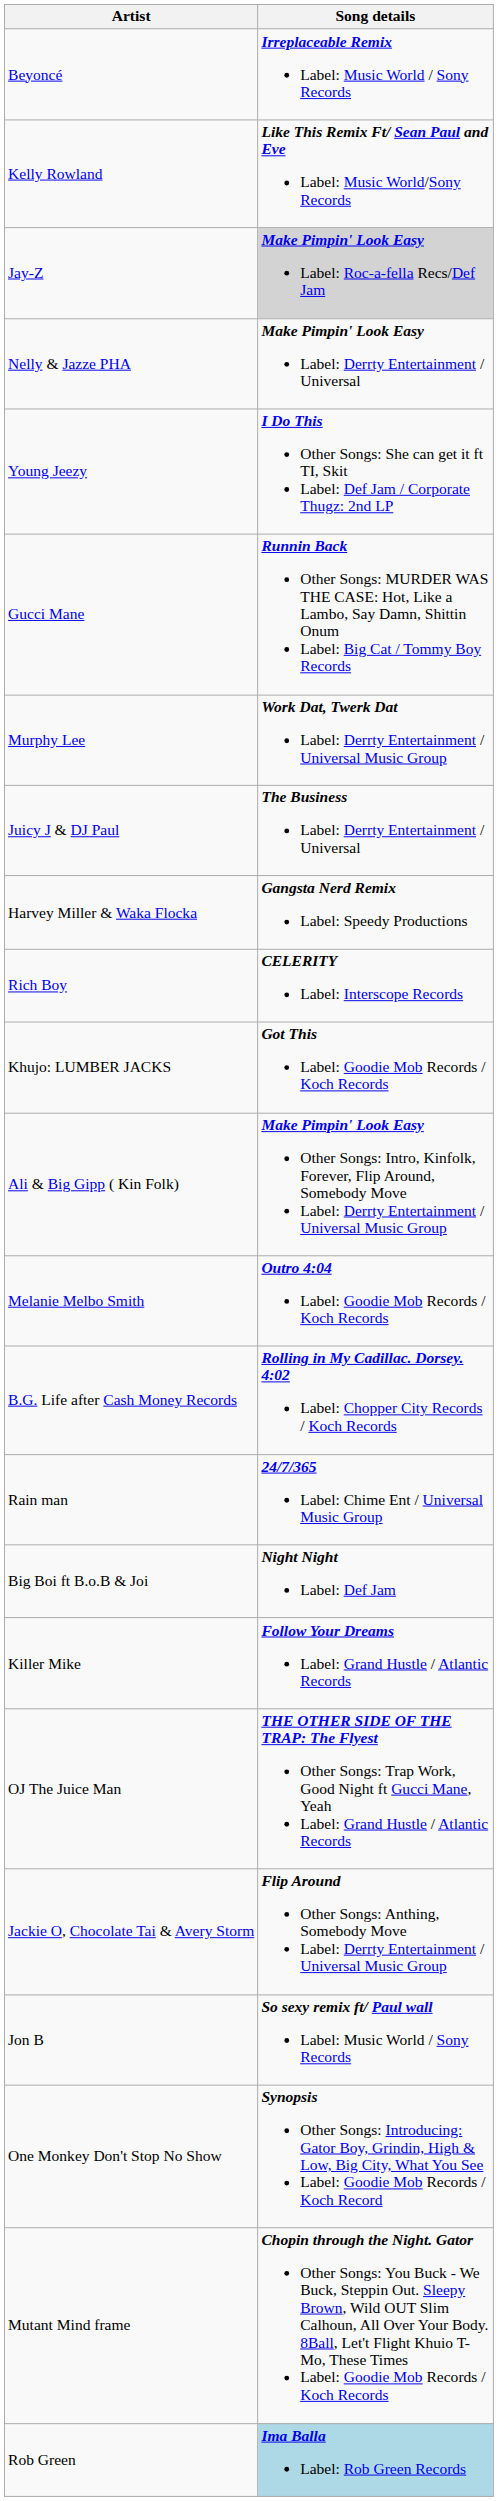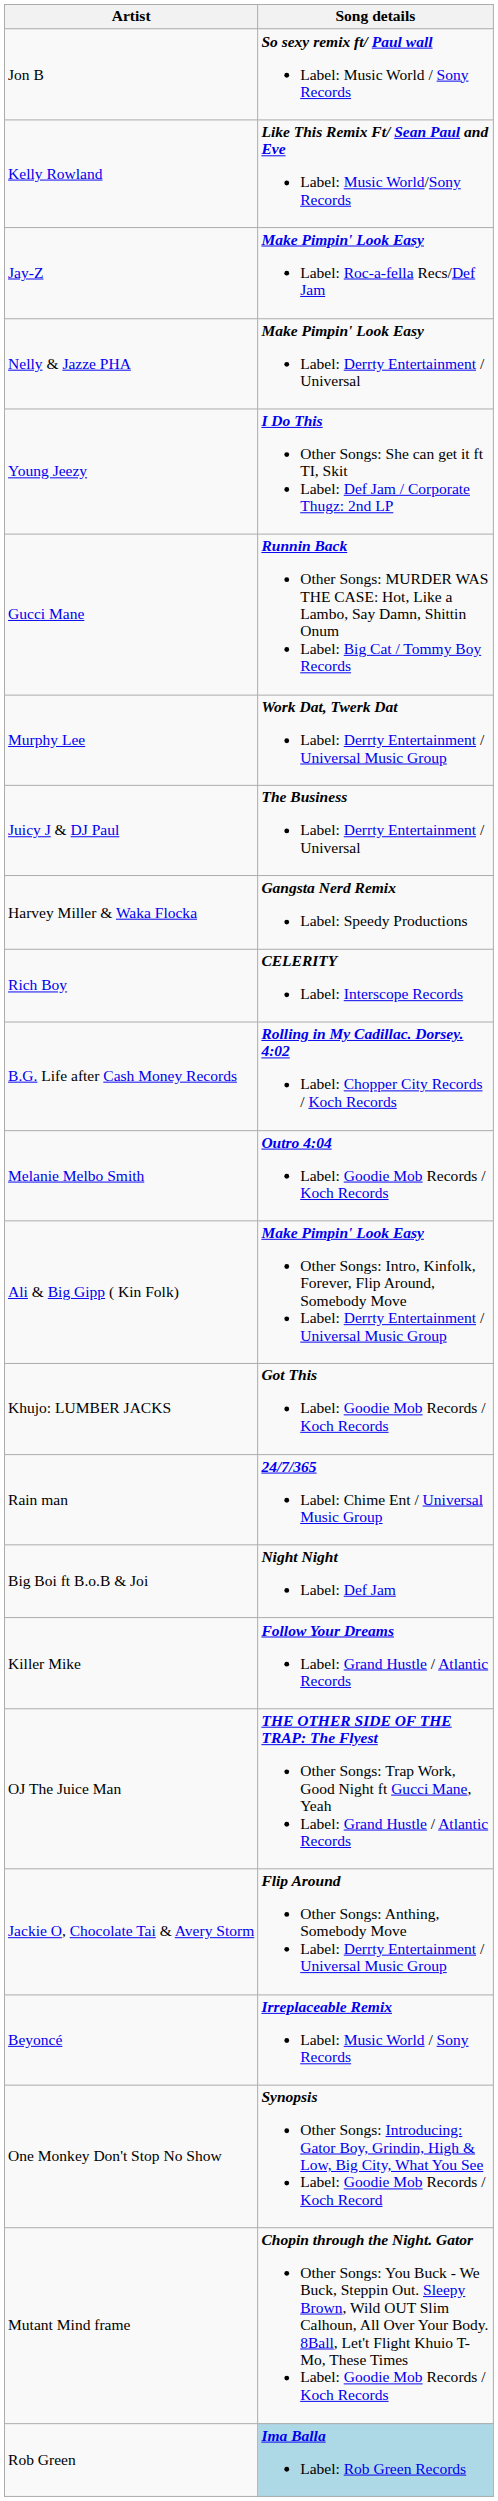rows swapped: (35, 74) <-> (26, 2039)
(375, 265) lightgrey background -> (375, 265) no background
rows swapped: (122, 1400) <-> (90, 1067)
rows swapped: (93, 1184) <-> (76, 1300)
